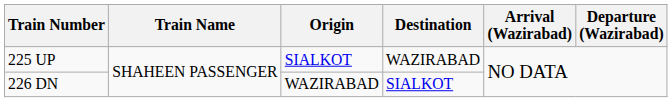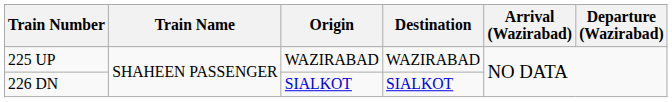(318, 59) SIALKOT -> (332, 59) WAZIRABAD
(332, 84) WAZIRABAD -> (318, 84) SIALKOT
